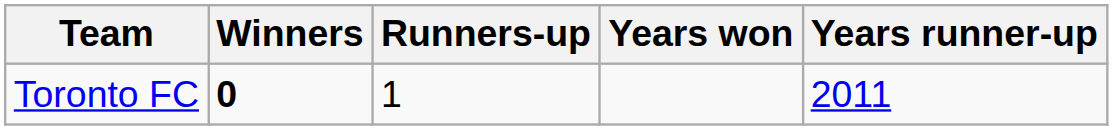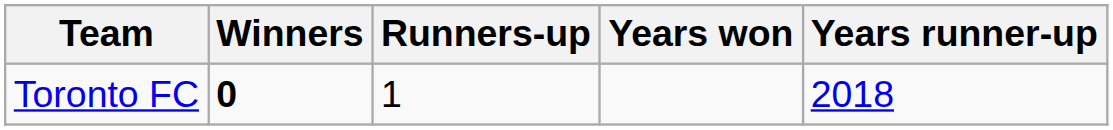(851, 93) 2011 -> (852, 93) 2018
